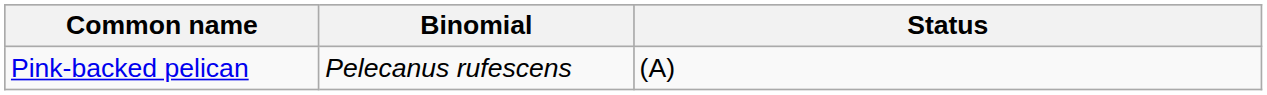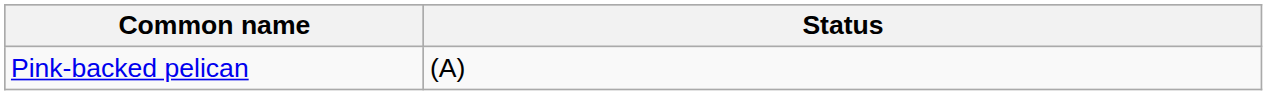- column: (476, 25)
